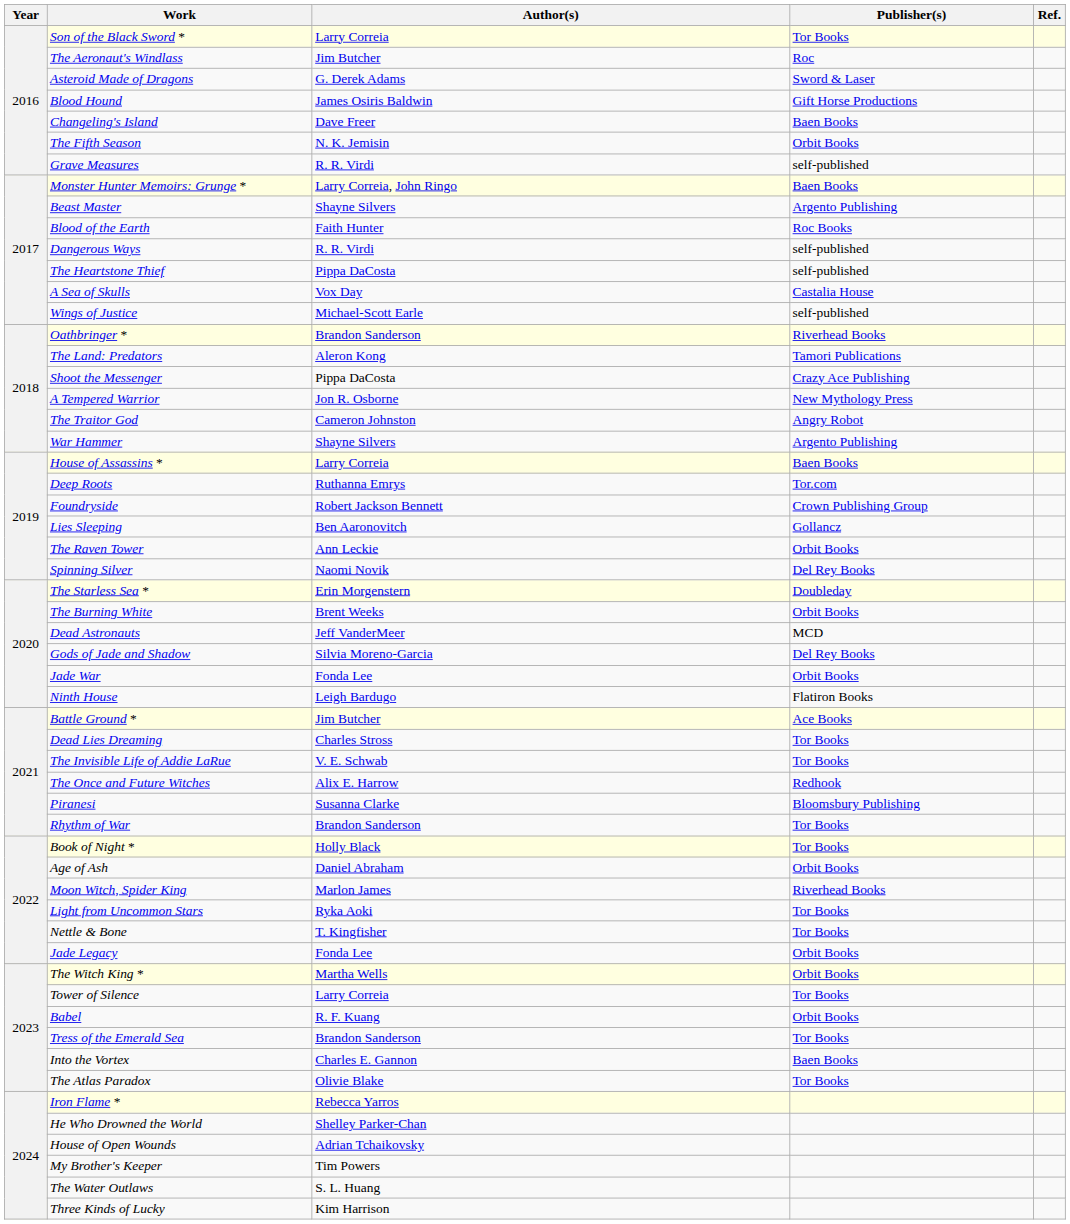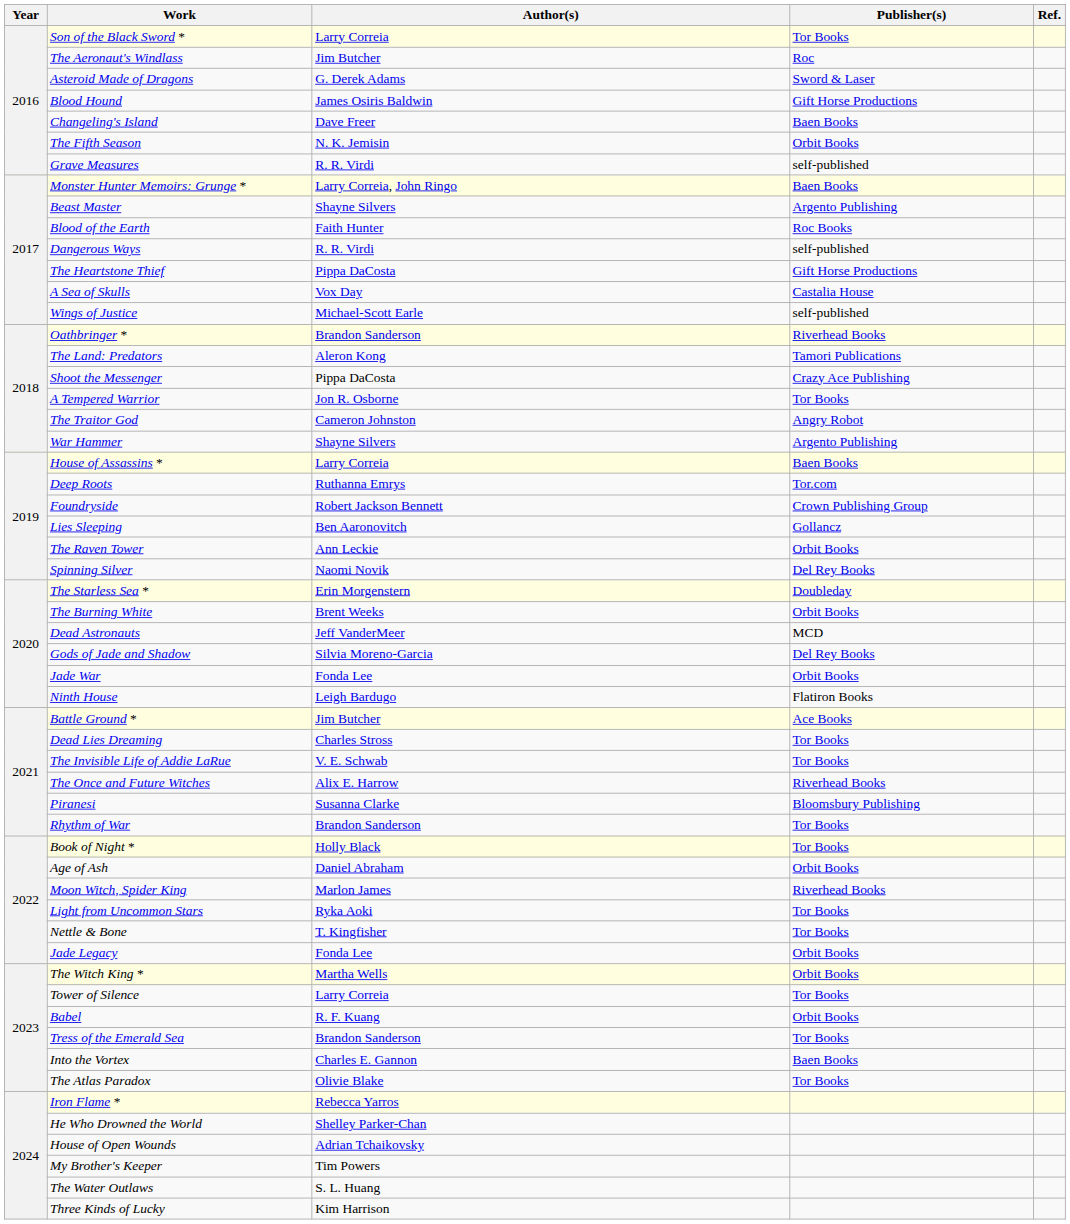(831, 270) self-published -> (855, 270) Gift Horse Productions
(853, 398) New Mythology Press -> (821, 398) Tor Books
(817, 782) Redhook -> (839, 782) Riverhead Books
